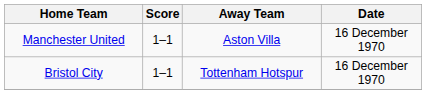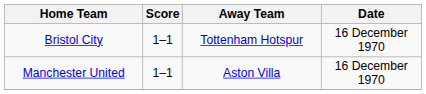rows swapped: (74, 73) <-> (74, 40)
